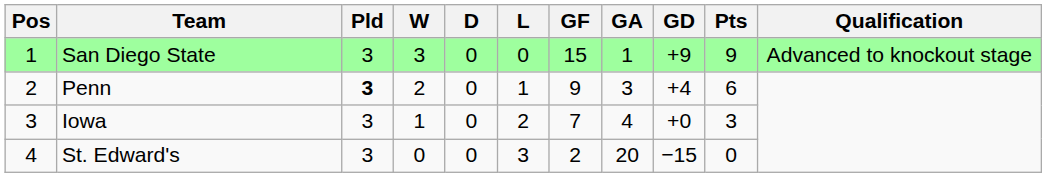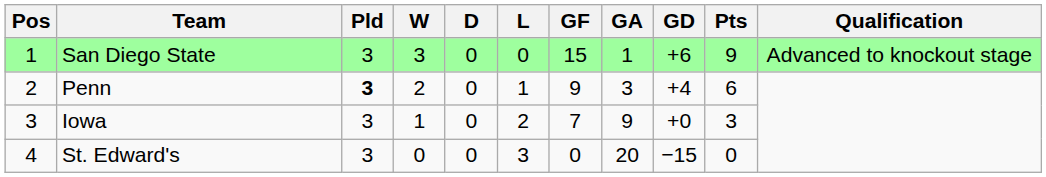(679, 54) +9 -> (679, 54) +6
(627, 121) 4 -> (627, 121) 9
(575, 155) 2 -> (575, 155) 0
